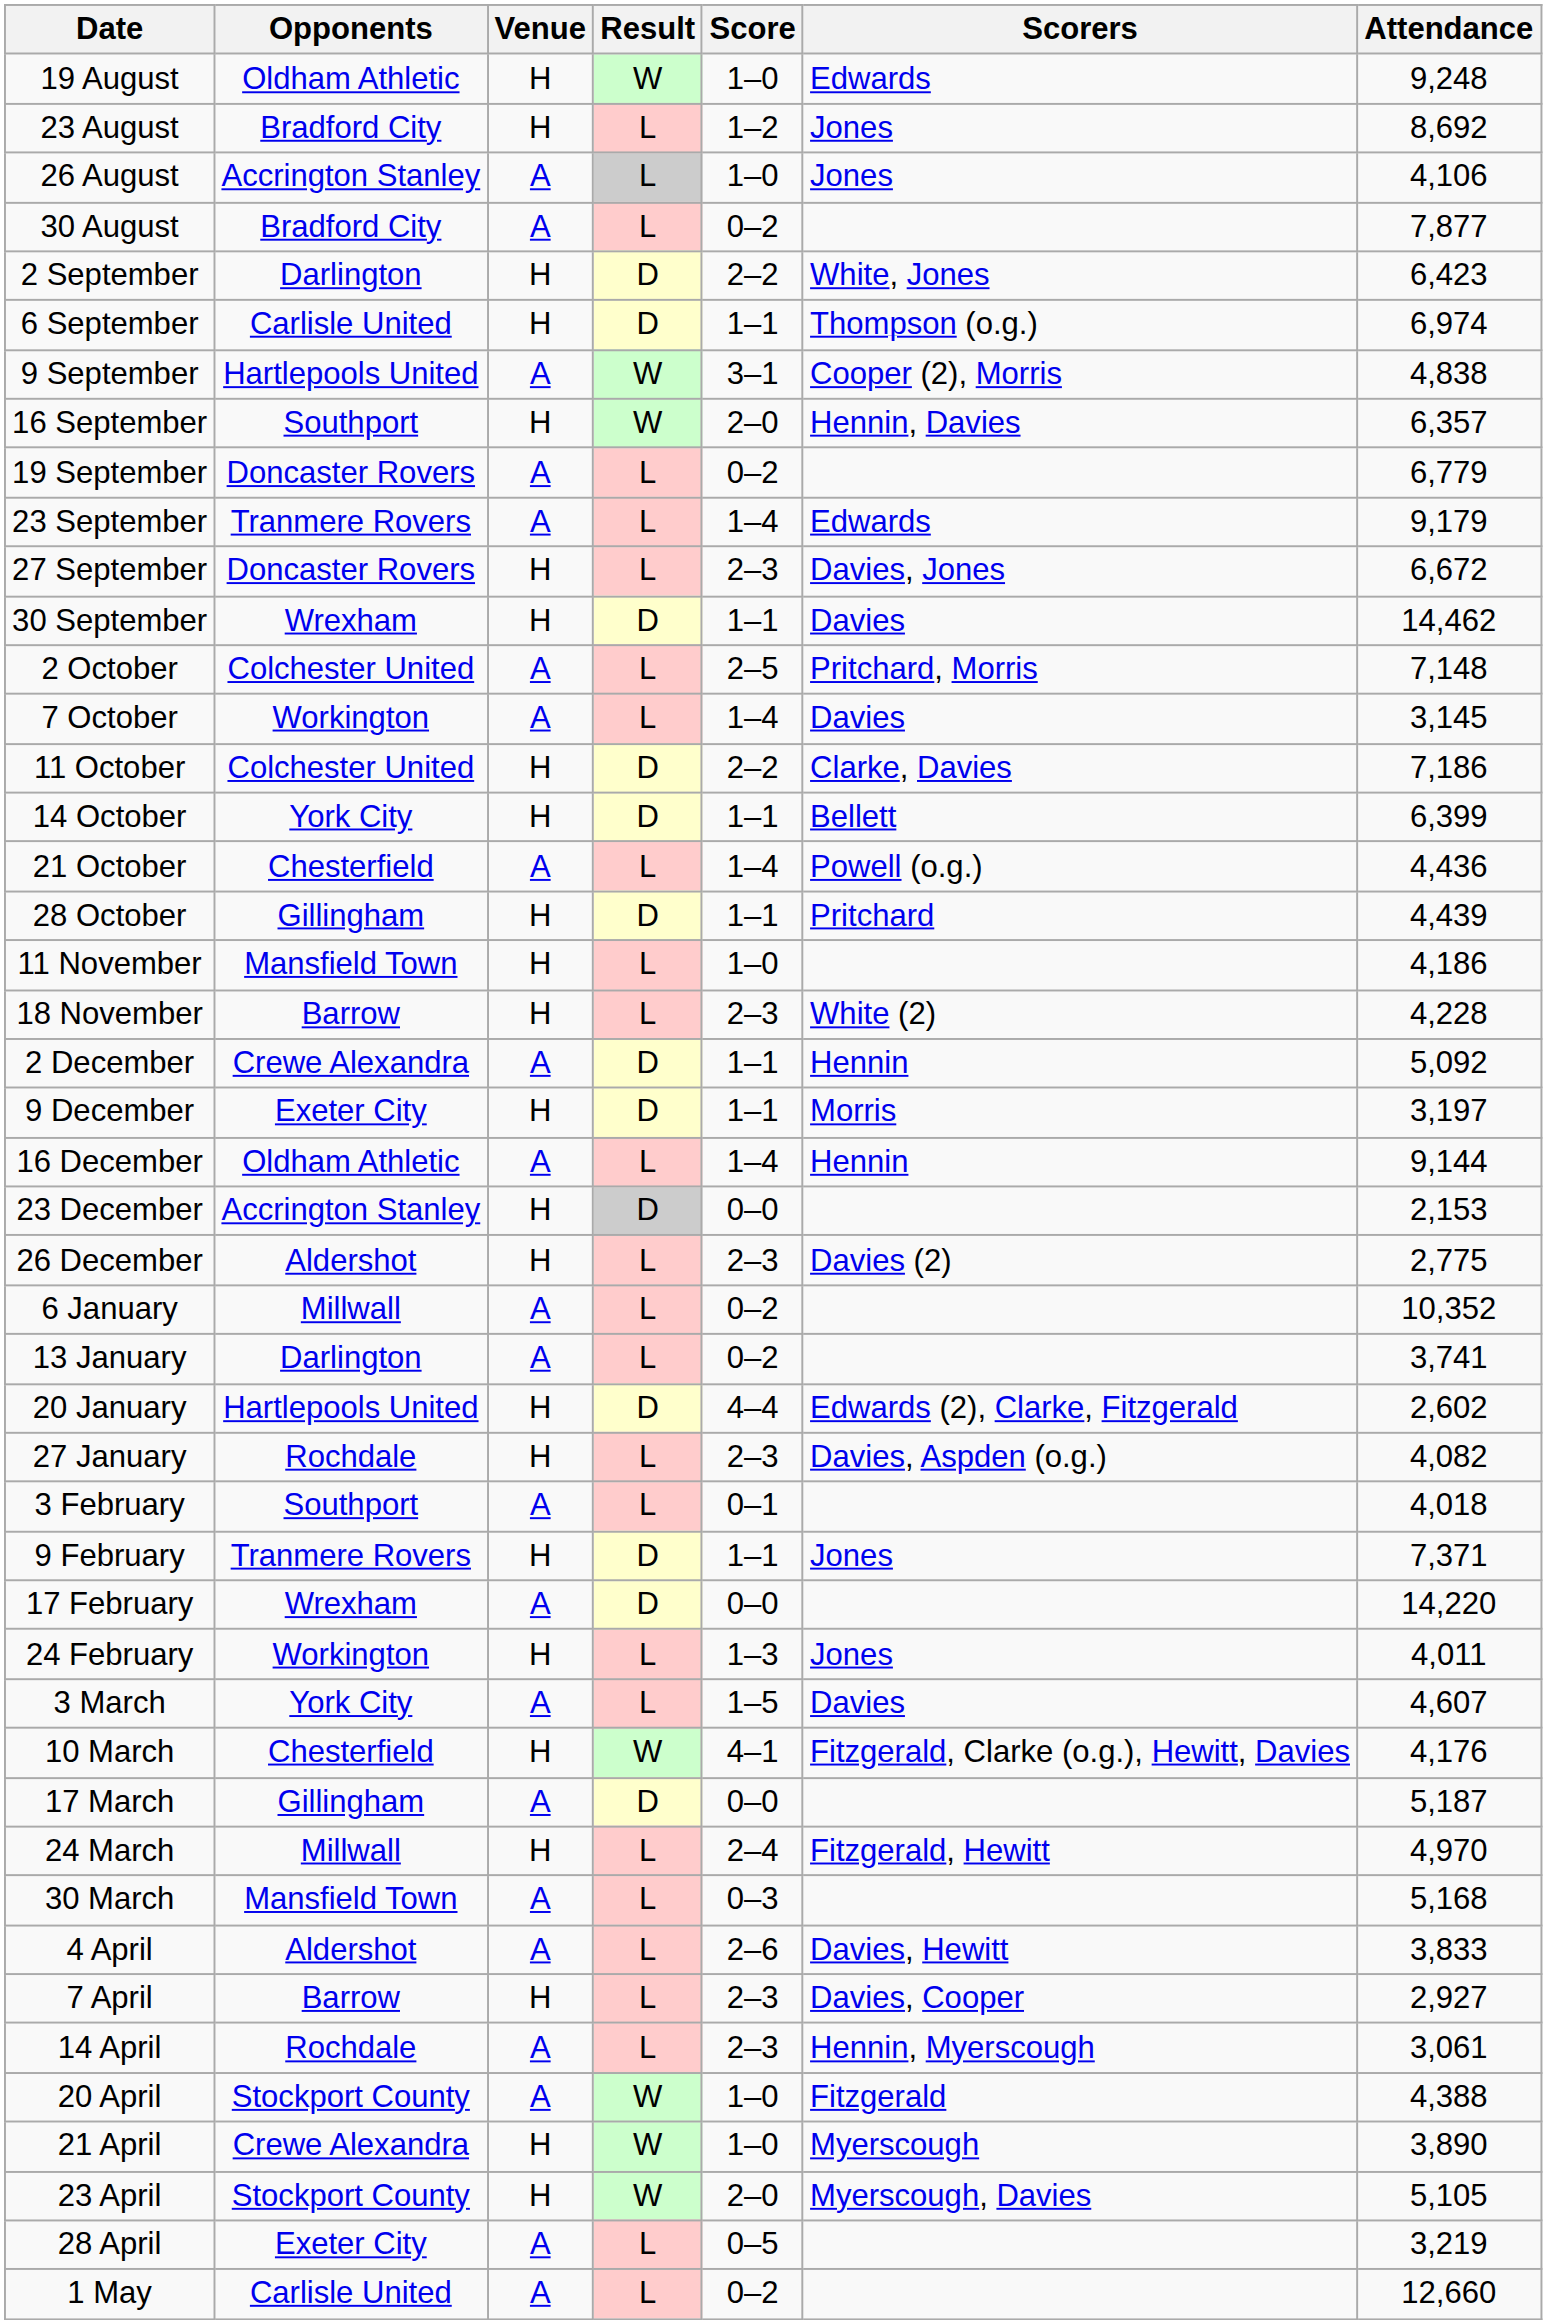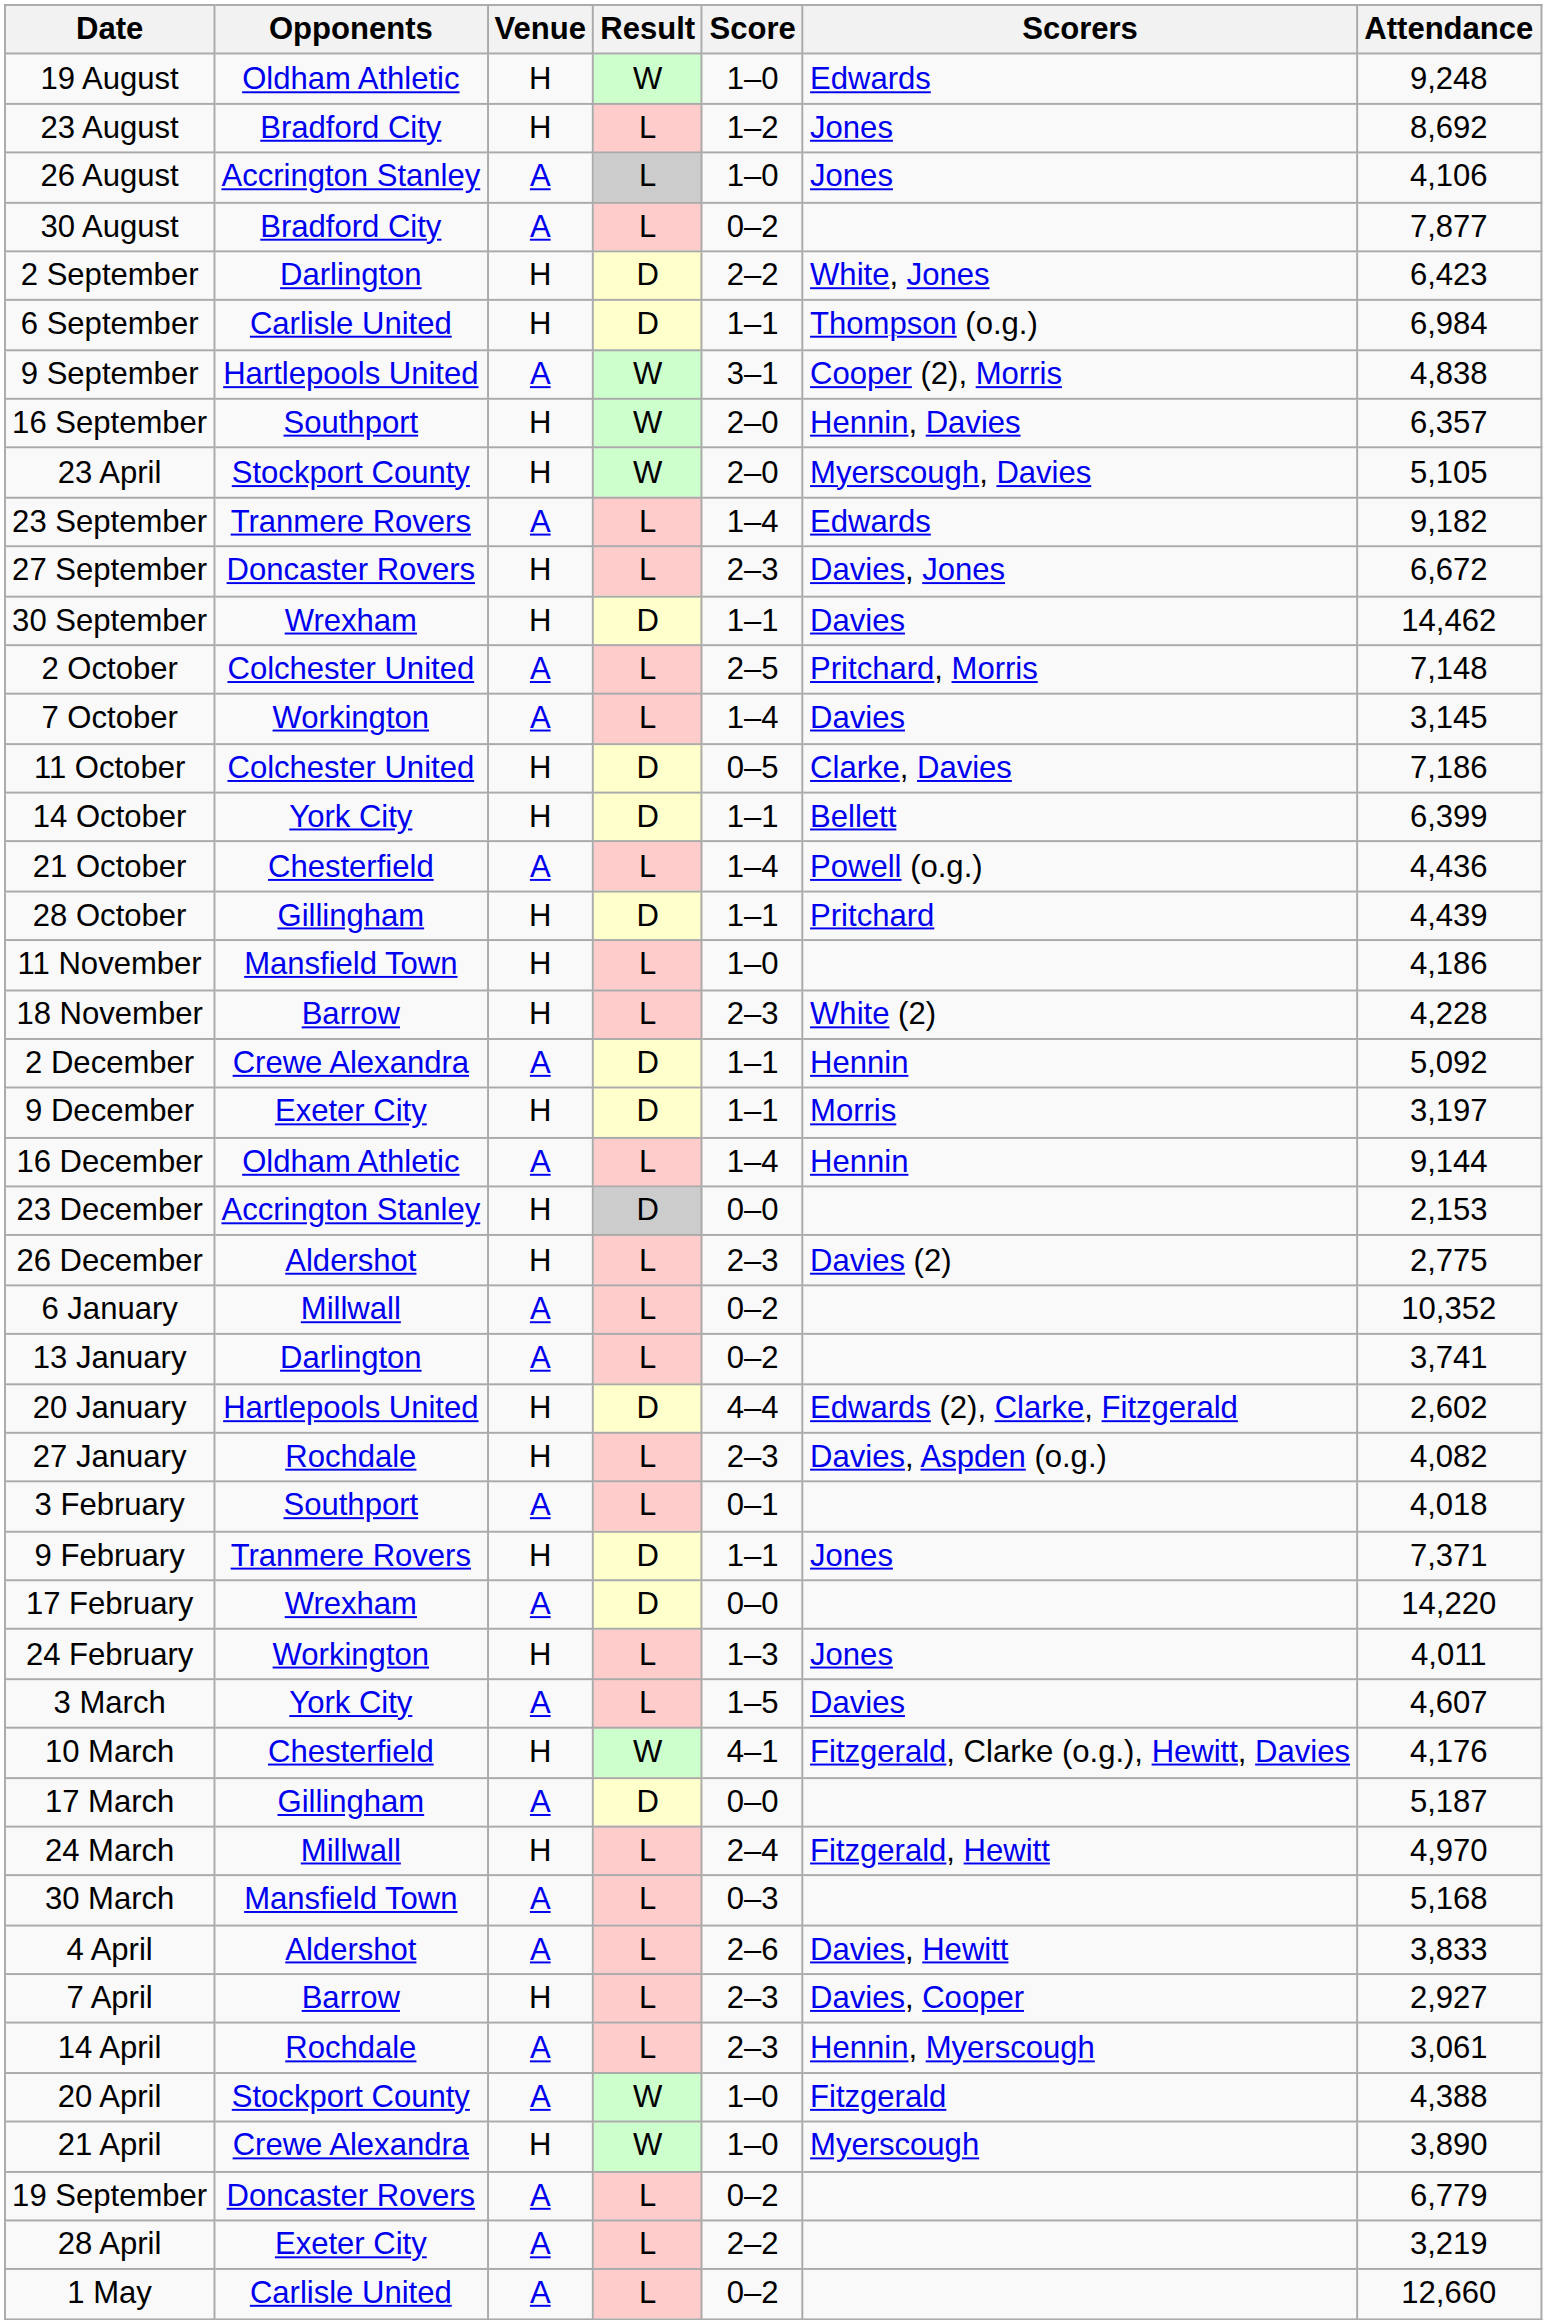(1449, 324) 6,974 -> (1449, 324) 6,984
rows swapped: (110, 472) <-> (110, 2195)
(1449, 521) 9,179 -> (1449, 521) 9,182
(753, 767) 2–2 -> (753, 767) 0–5
(753, 2244) 0–5 -> (753, 2244) 2–2
